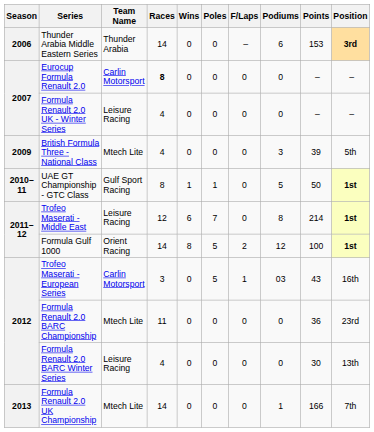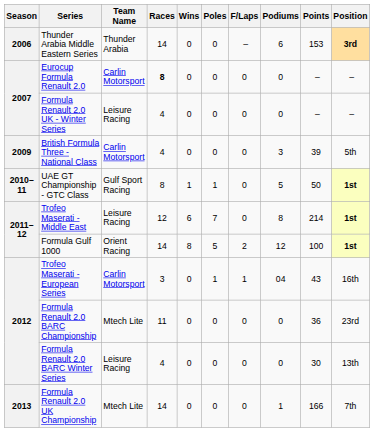(123, 153) Mtech Lite -> (124, 153) Carlin Motorsport
(215, 279) 5 -> (215, 279) 1
(281, 279) 03 -> (281, 279) 04
